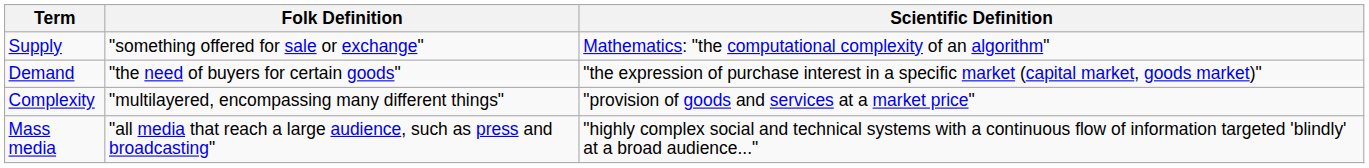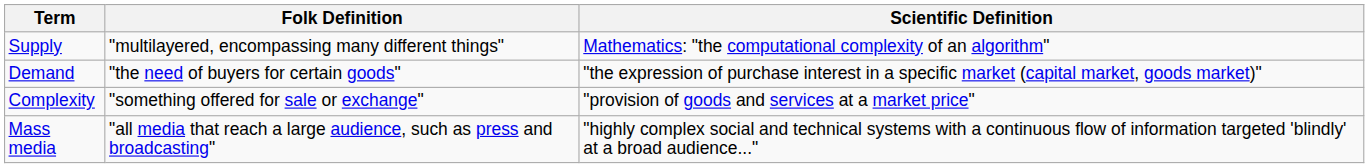(266, 45) "something offered for sale or exchange" -> (307, 45) "multilayered, encompassing many different things"
(307, 101) "multilayered, encompassing many different things" -> (266, 101) "something offered for sale or exchange"
